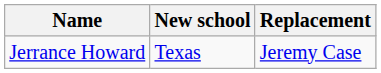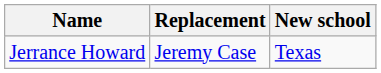columns swapped: (203, 20) <-> (315, 20)
